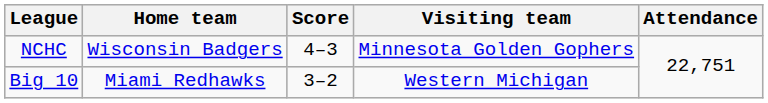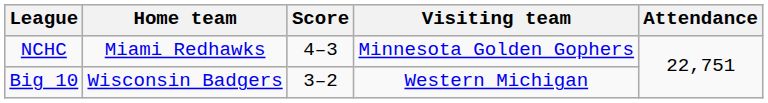(185, 51) Wisconsin Badgers -> (185, 51) Miami Redhawks
(185, 82) Miami Redhawks -> (185, 82) Wisconsin Badgers
